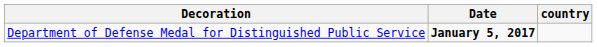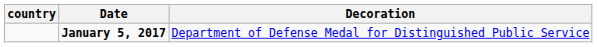columns swapped: (565, 14) <-> (216, 14)
